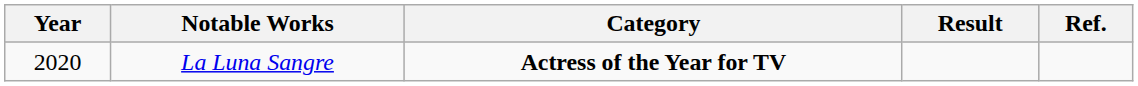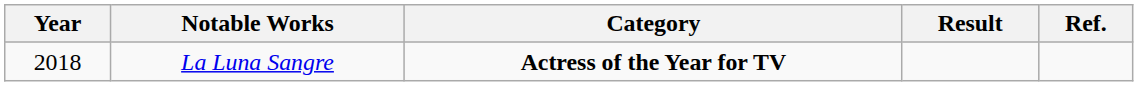(58, 61) 2020 -> (58, 61) 2018
